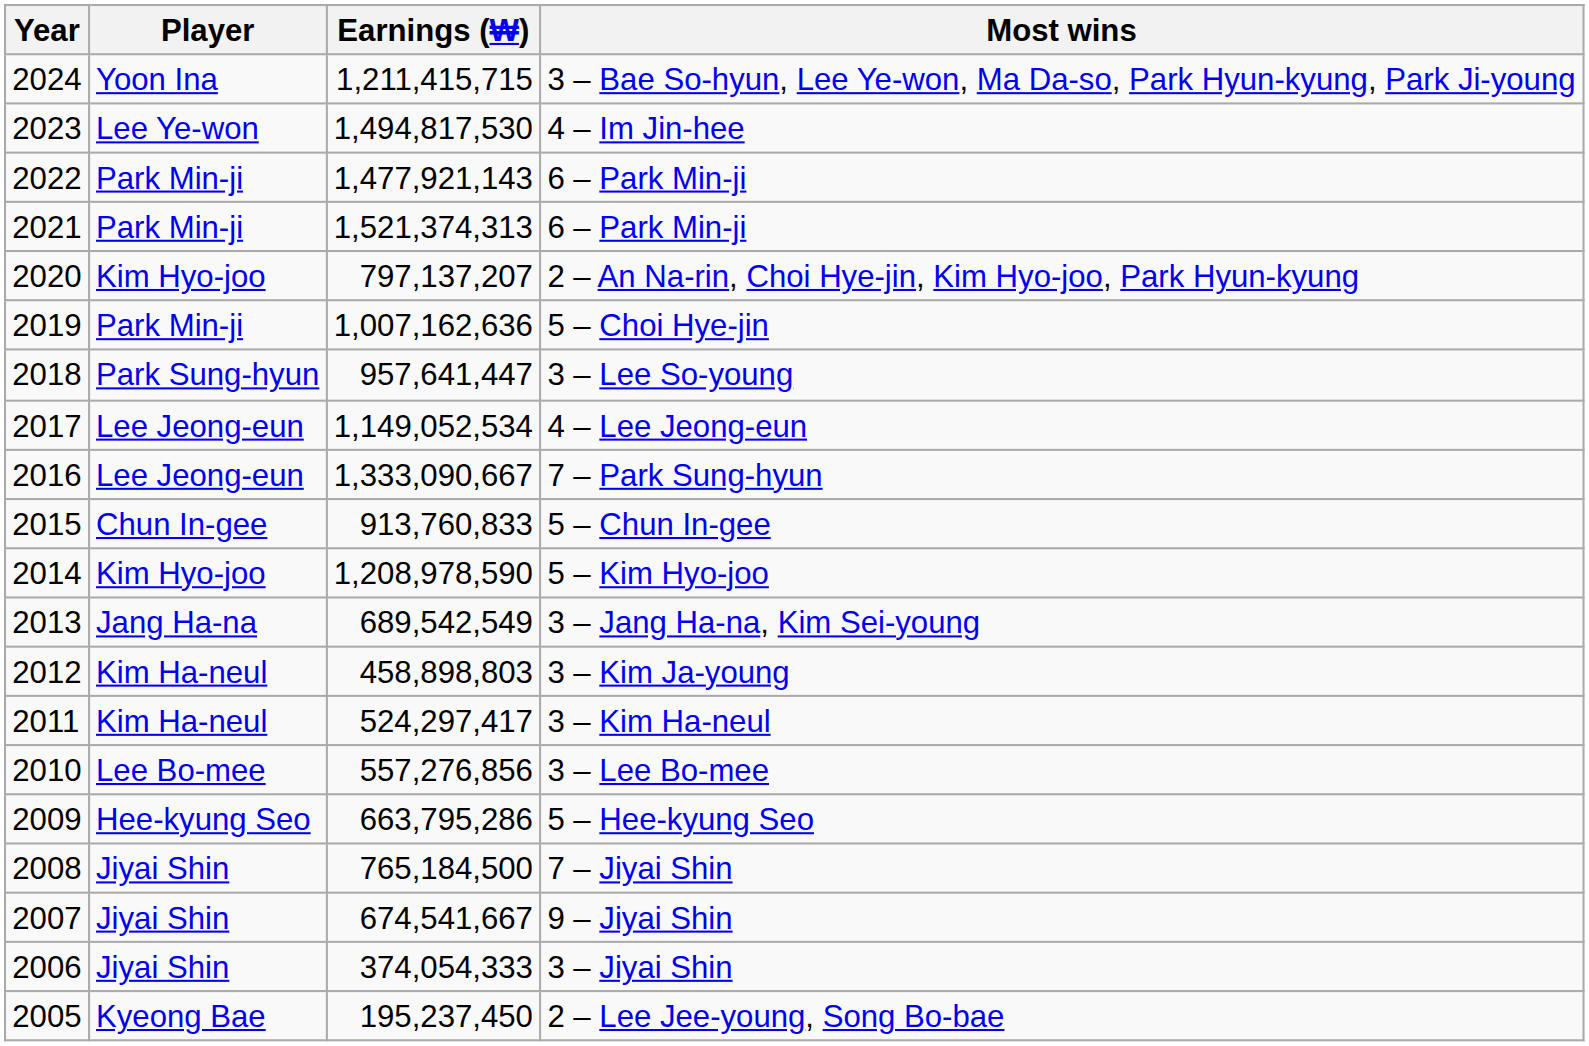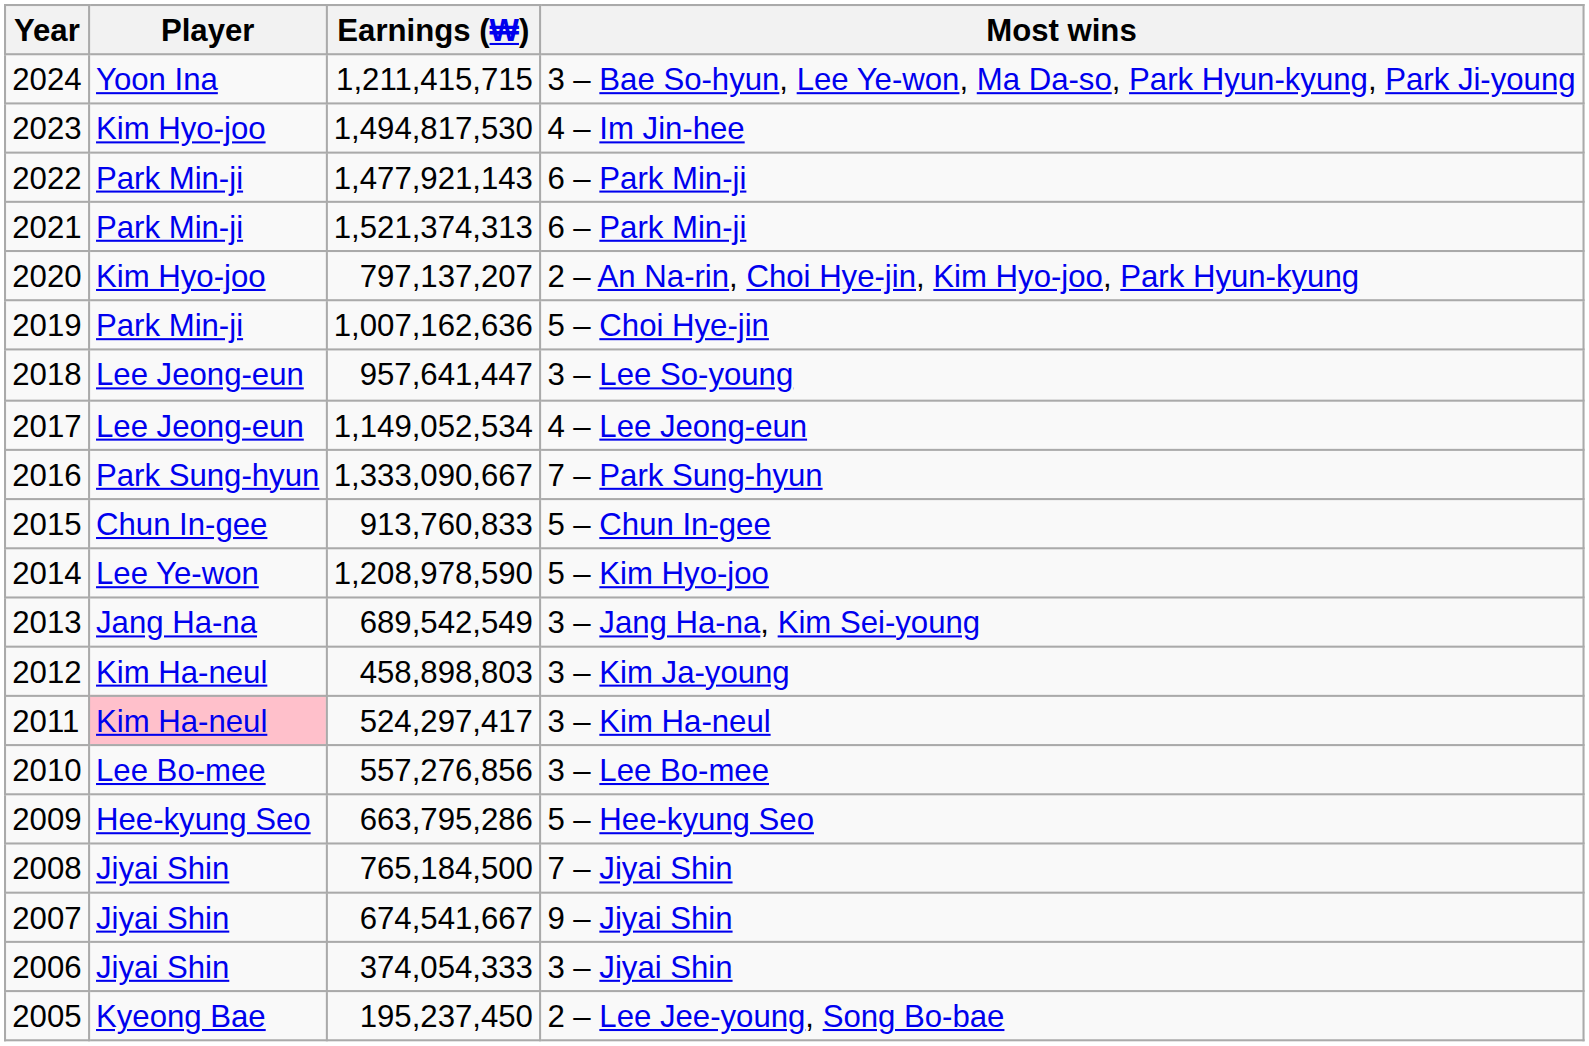(177, 129) Lee Ye-won -> (181, 129) Kim Hyo-joo
(208, 375) Park Sung-hyun -> (200, 375) Lee Jeong-eun
(200, 474) Lee Jeong-eun -> (208, 474) Park Sung-hyun
(181, 572) Kim Hyo-joo -> (177, 572) Lee Ye-won
(182, 720) no background -> (182, 720) pink background
